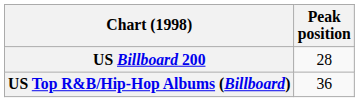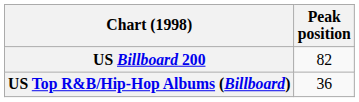(324, 59) 28 -> (324, 59) 82
